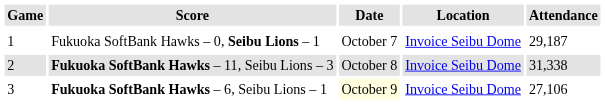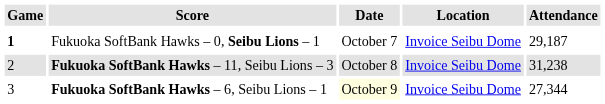(11, 41) normal -> (11, 41) bold
(548, 65) 31,338 -> (548, 65) 31,238
(548, 89) 27,106 -> (548, 89) 27,344
